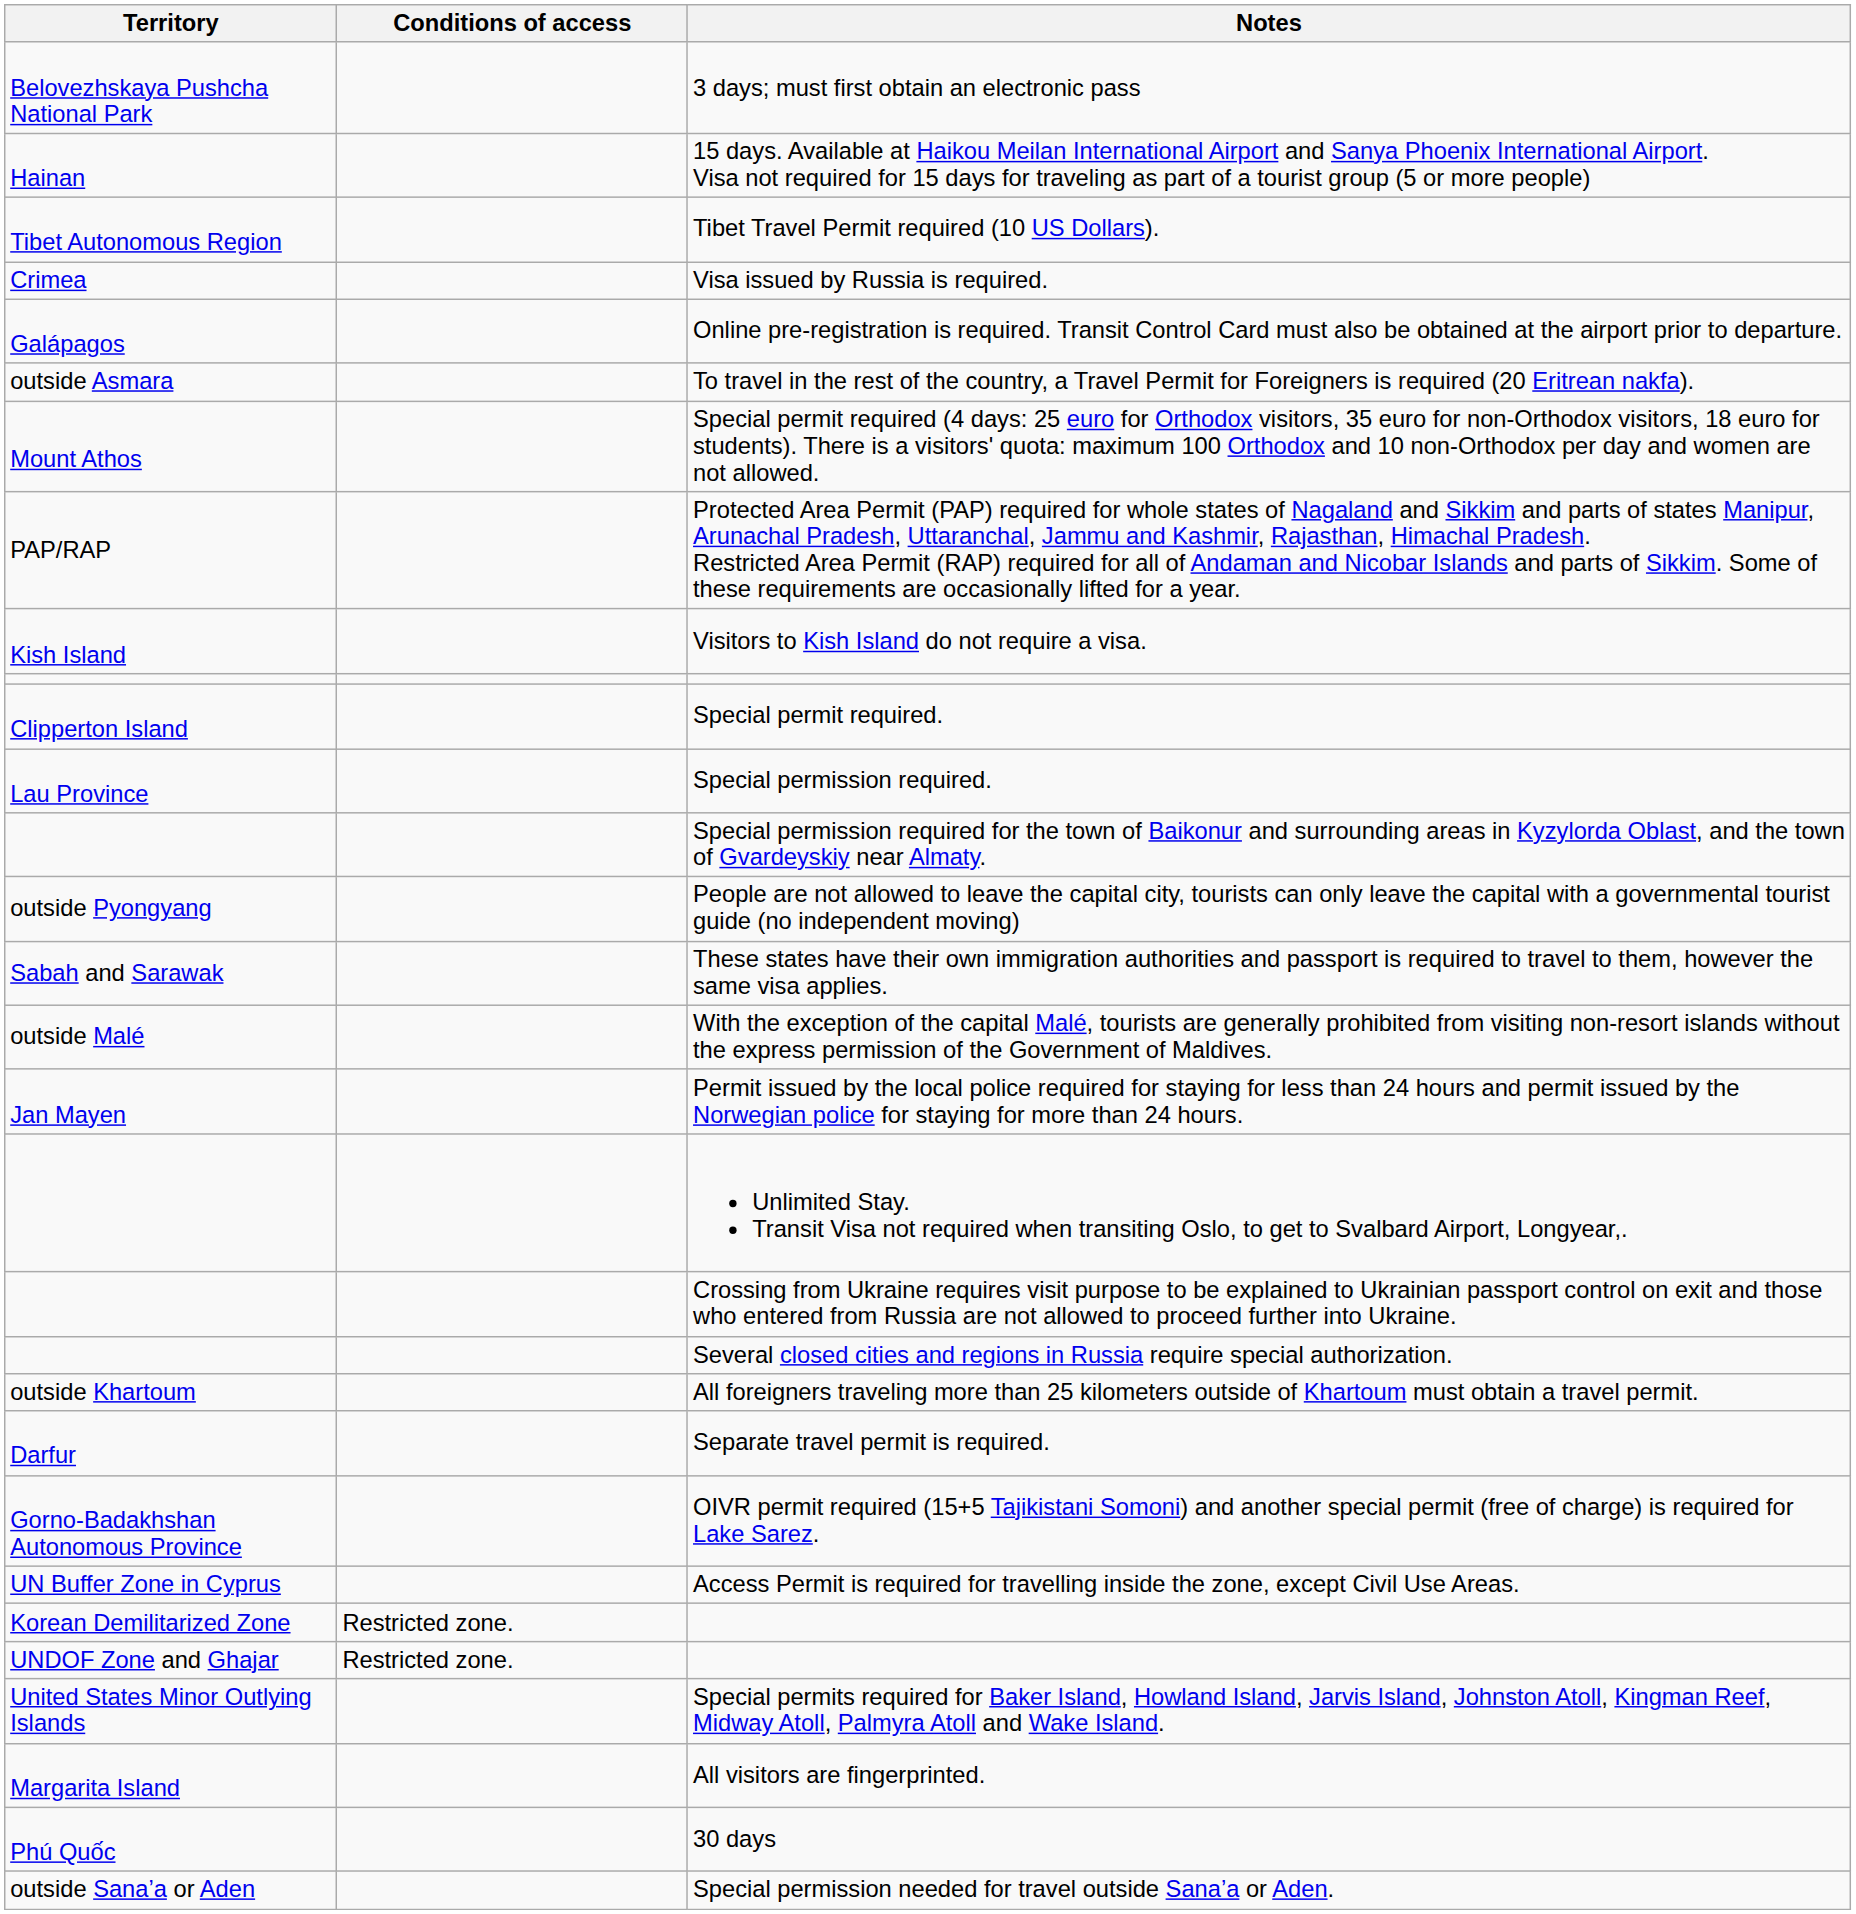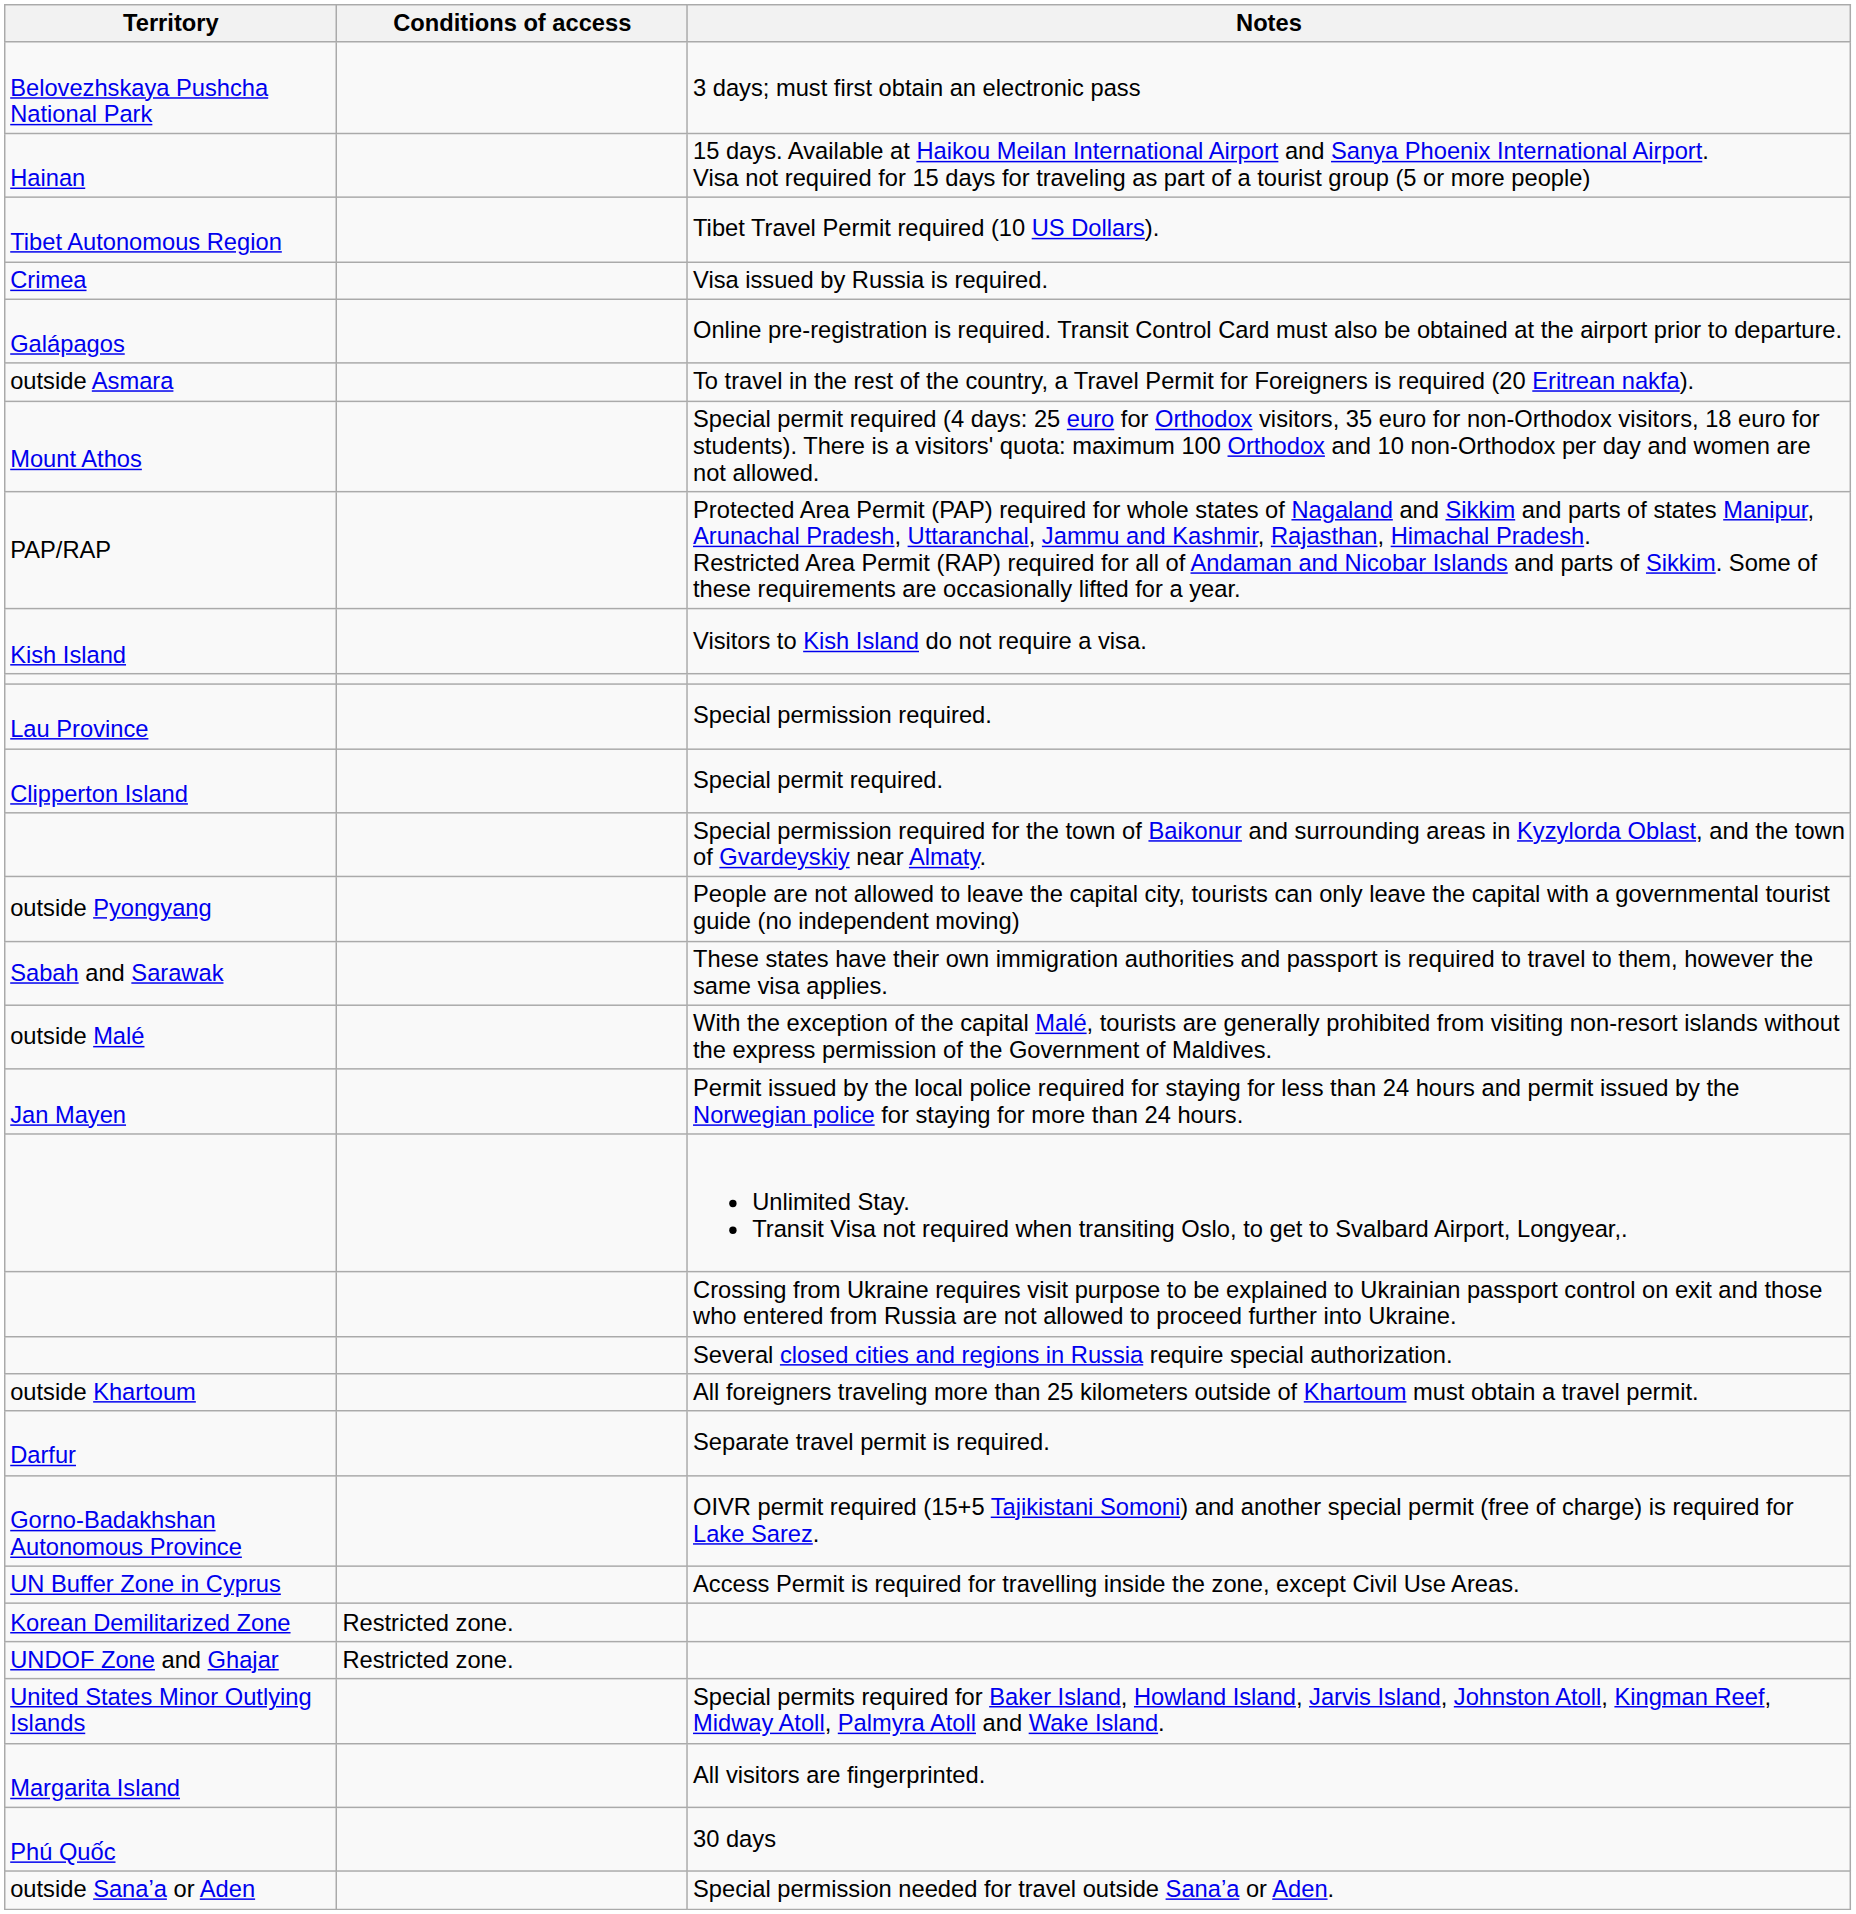rows swapped: (79, 793) <-> (99, 729)
